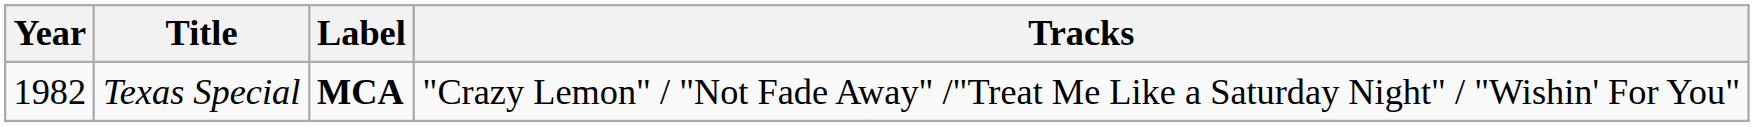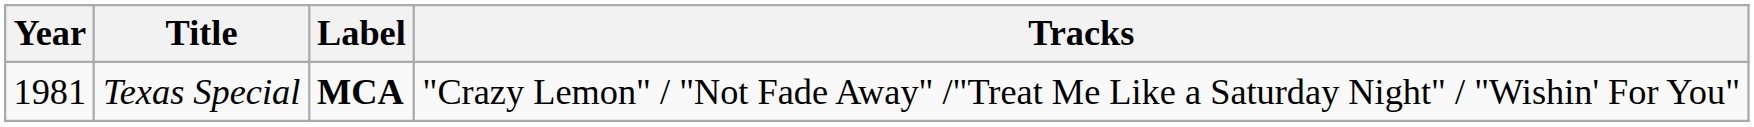(50, 90) 1982 -> (50, 90) 1981
